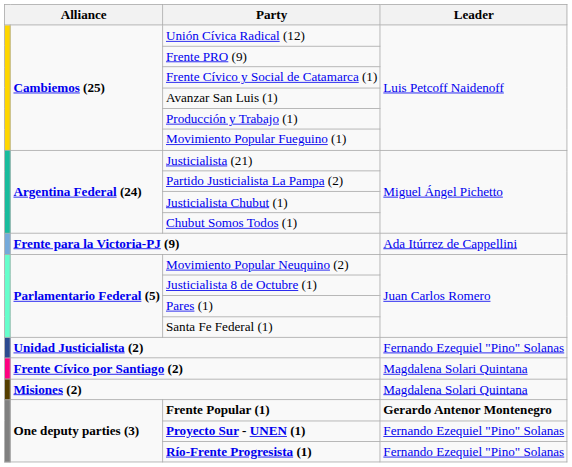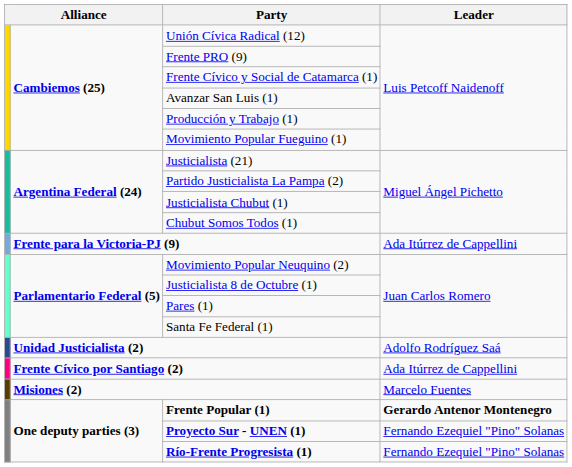(474, 347) Fernando Ezequiel "Pino" Solanas -> (442, 347) Adolfo Rodríguez Saá
(455, 368) Magdalena Solari Quintana -> (450, 368) Ada Itúrrez de Cappellini
(455, 389) Magdalena Solari Quintana -> (427, 389) Marcelo Fuentes
